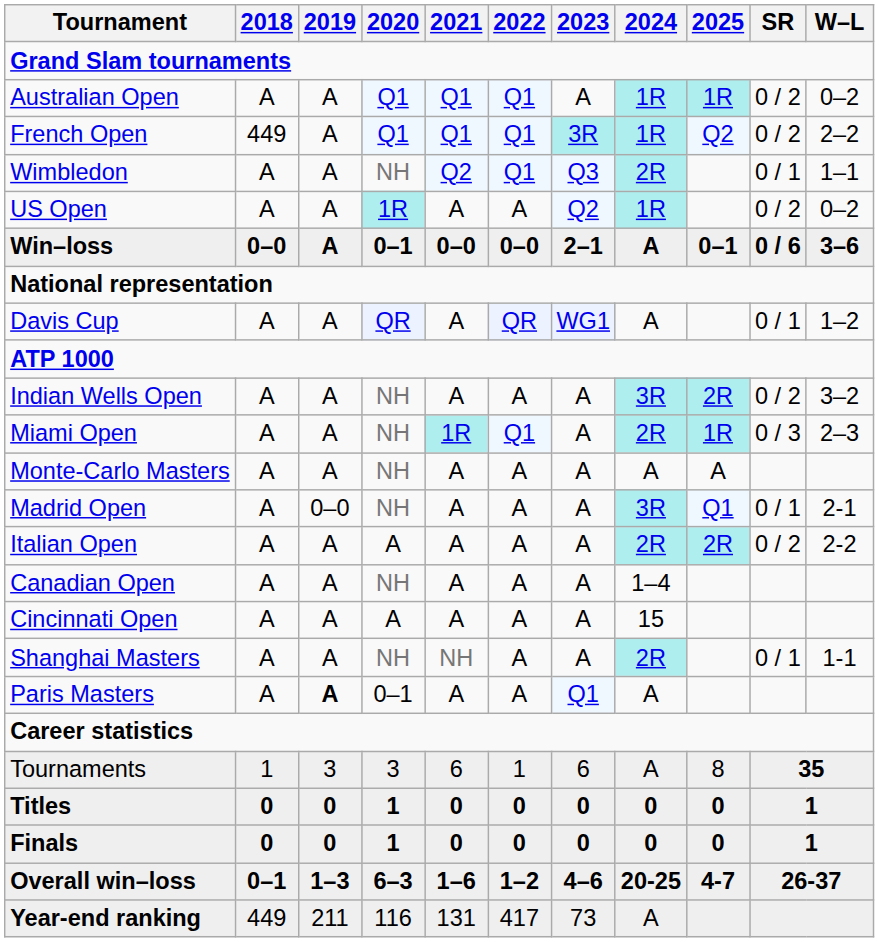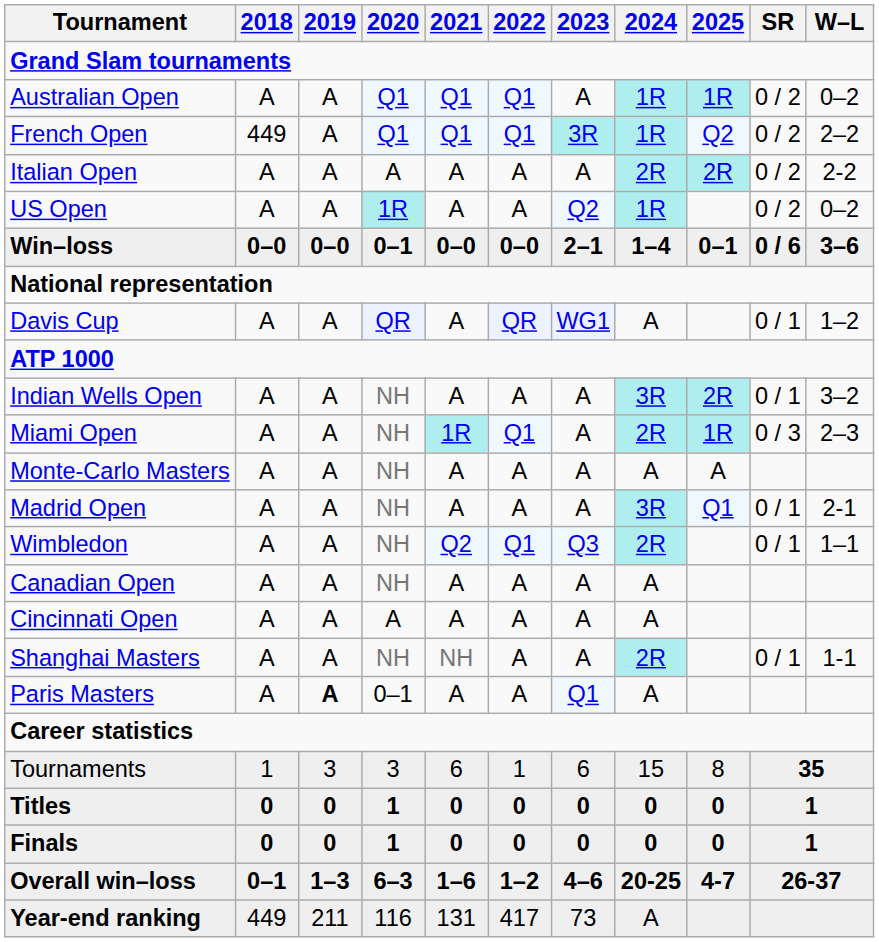rows swapped: (69, 172) <-> (74, 545)
(330, 246) A -> (330, 246) 0–0
(651, 246) A -> (651, 246) 1–4
(778, 396) 0 / 2 -> (778, 396) 0 / 1
(330, 508) 0–0 -> (330, 508) A
(651, 582) 1–4 -> (651, 582) A
(651, 619) 15 -> (651, 619) A
(651, 769) A -> (651, 769) 15
